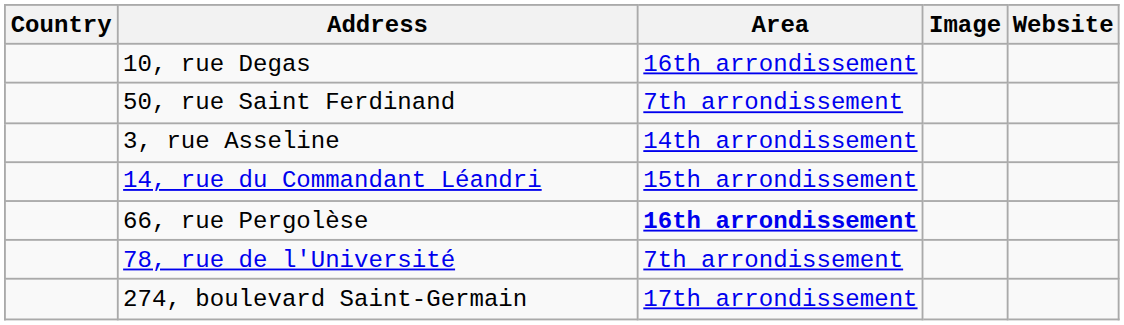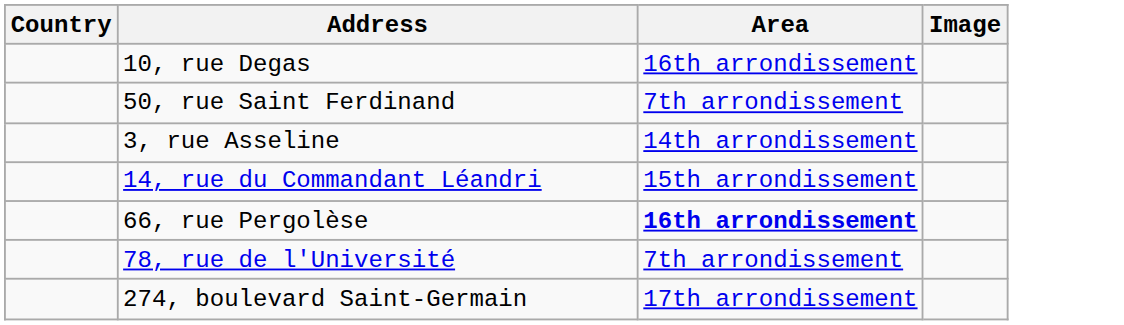- column: (1063, 25)
